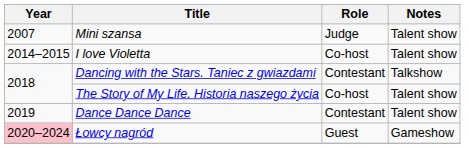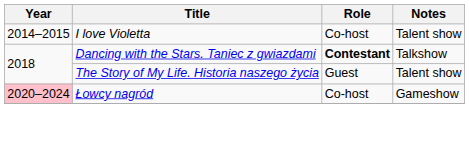- row: (108, 34)
(355, 73) normal -> (357, 53) bold
(347, 93) Co-host -> (341, 73) Guest
- row: (133, 113)
(341, 133) Guest -> (347, 93) Co-host
